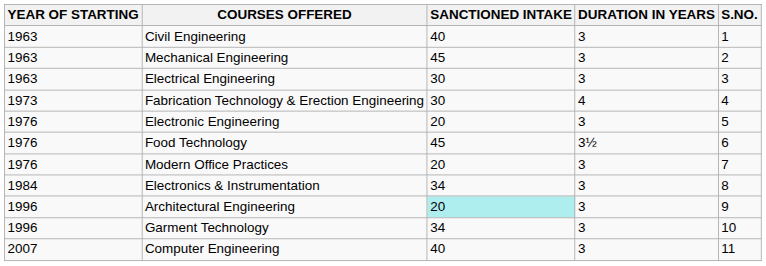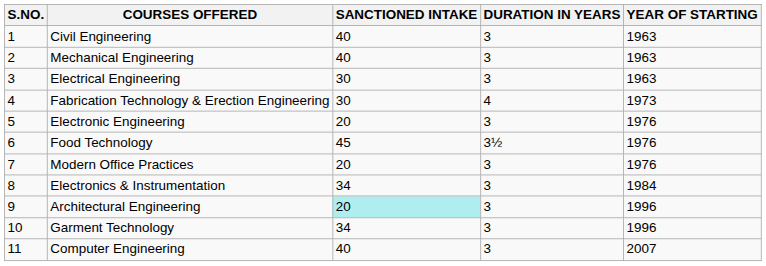columns swapped: (739, 15) <-> (73, 15)
(438, 57) 45 -> (343, 57) 40
